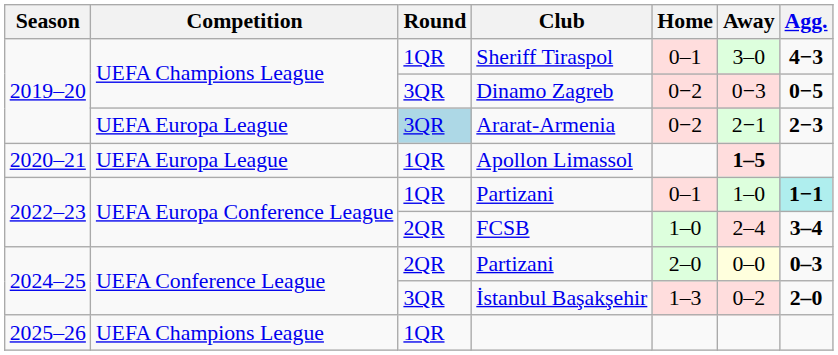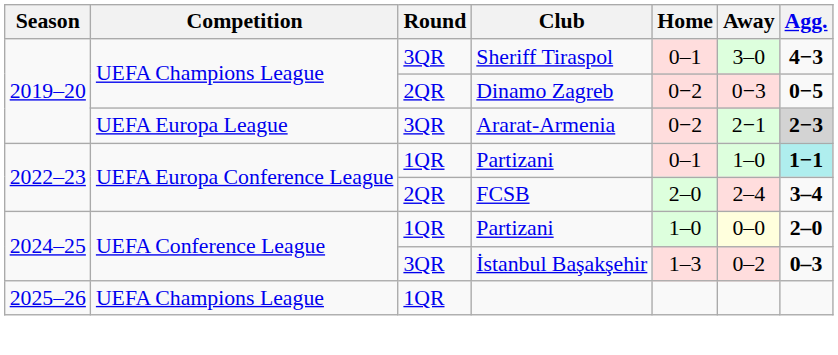(424, 56) 1QR -> (424, 56) 3QR
(424, 90) 3QR -> (424, 90) 2QR
(424, 125) lightblue background -> (424, 125) no background
(806, 125) no background -> (806, 125) lightgrey background
- row: (48, 159)
(685, 228) 1–0 -> (685, 194) 2–0
(424, 263) 2QR -> (424, 228) 1QR
(685, 263) 2–0 -> (685, 228) 1–0
(806, 263) 0–3 -> (806, 228) 2–0
(806, 297) 2–0 -> (806, 263) 0–3
